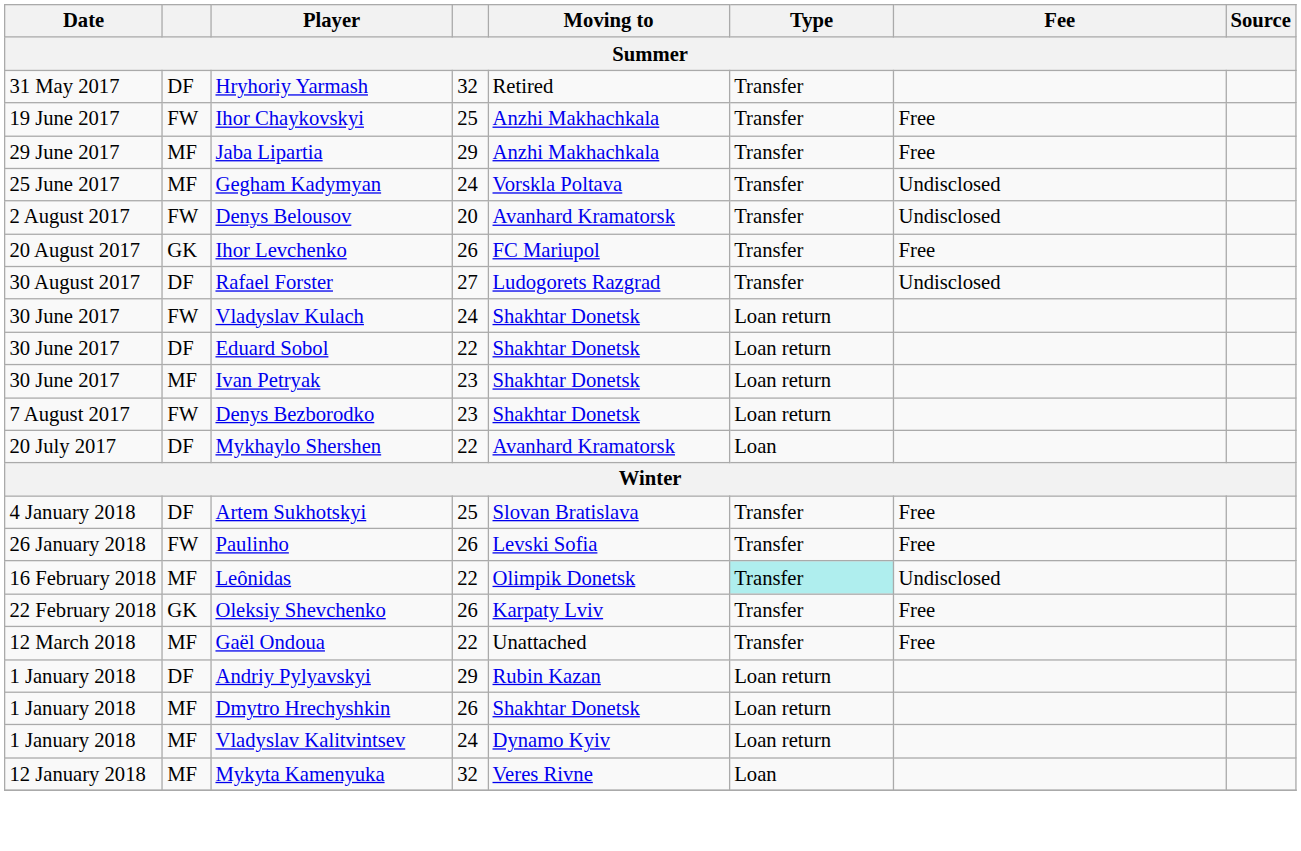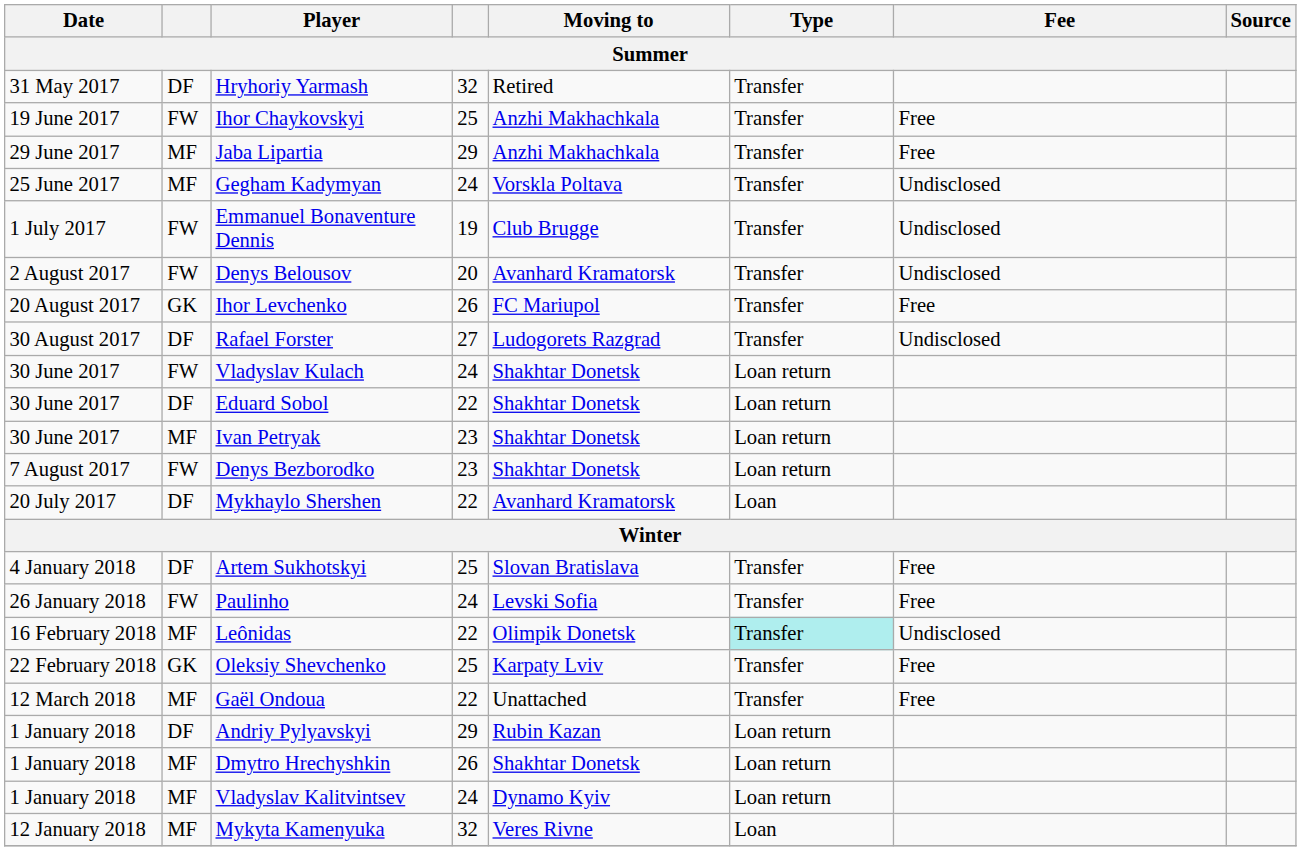+ row: (315, 228)
(468, 544) 26 -> (468, 600) 24
(468, 610) 26 -> (468, 666) 25
